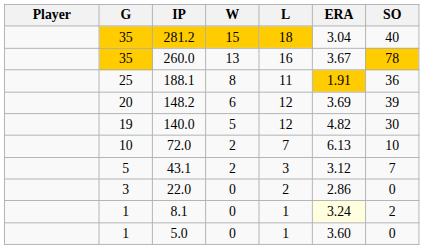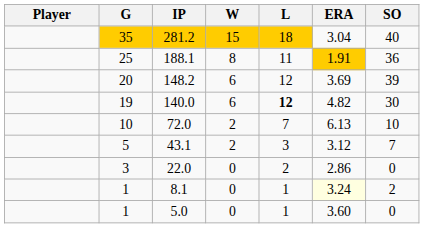- row: (179, 59)
(232, 124) 5 -> (232, 102) 6
(286, 124) normal -> (286, 102) bold
